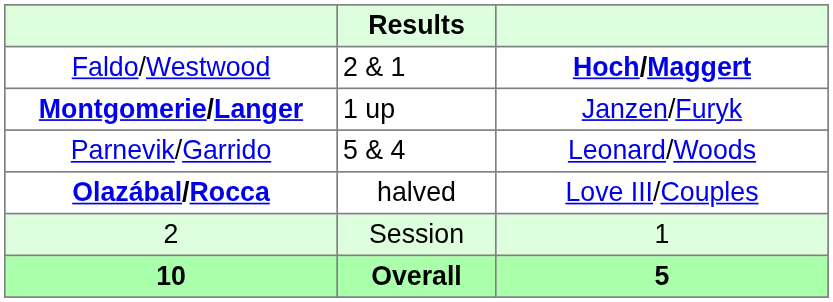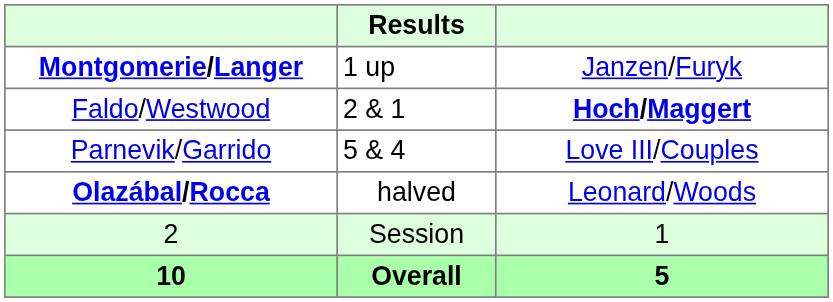rows swapped: (171, 108) <-> (171, 67)
(662, 150) Leonard/Woods -> (662, 150) Love III/Couples
(662, 192) Love III/Couples -> (662, 192) Leonard/Woods
